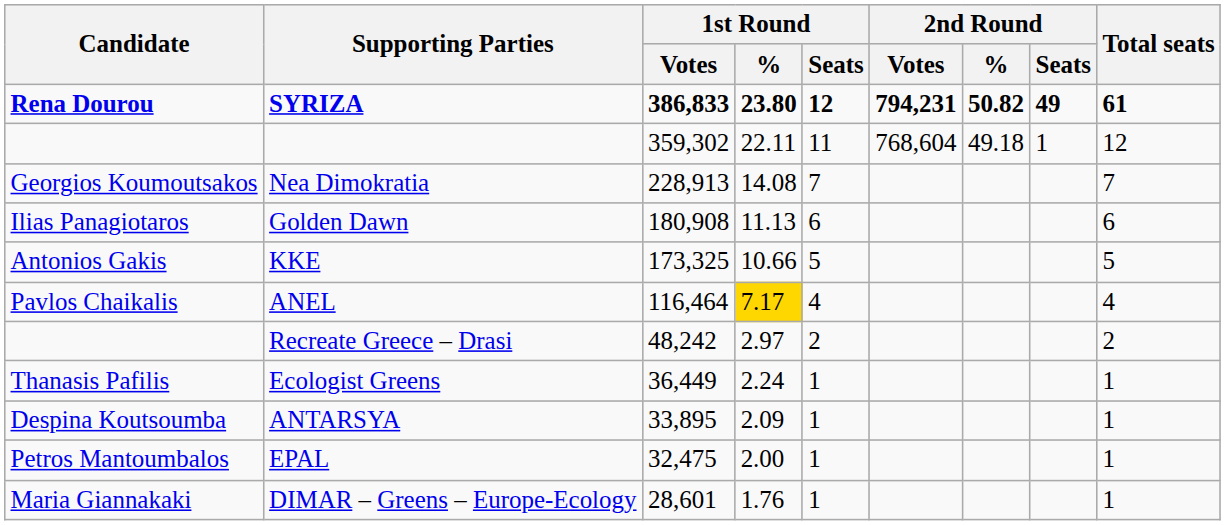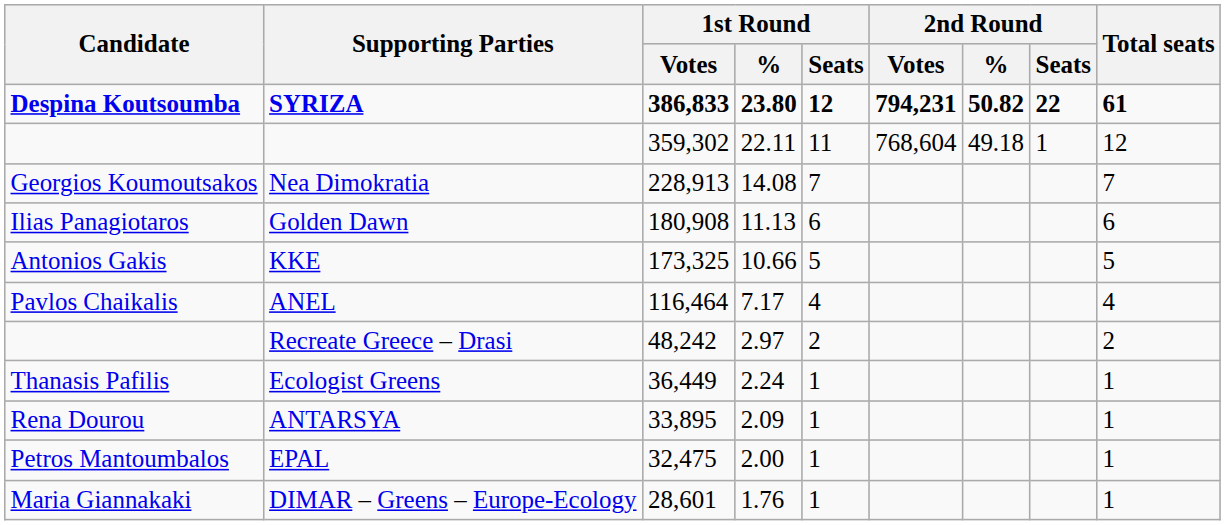(82, 103) Rena Dourou -> (125, 103) Despina Koutsoumba
(1048, 103) 49 -> (1048, 103) 22
(762, 301) gold background -> (762, 301) no background
(118, 420) Despina Koutsoumba -> (77, 420) Rena Dourou
